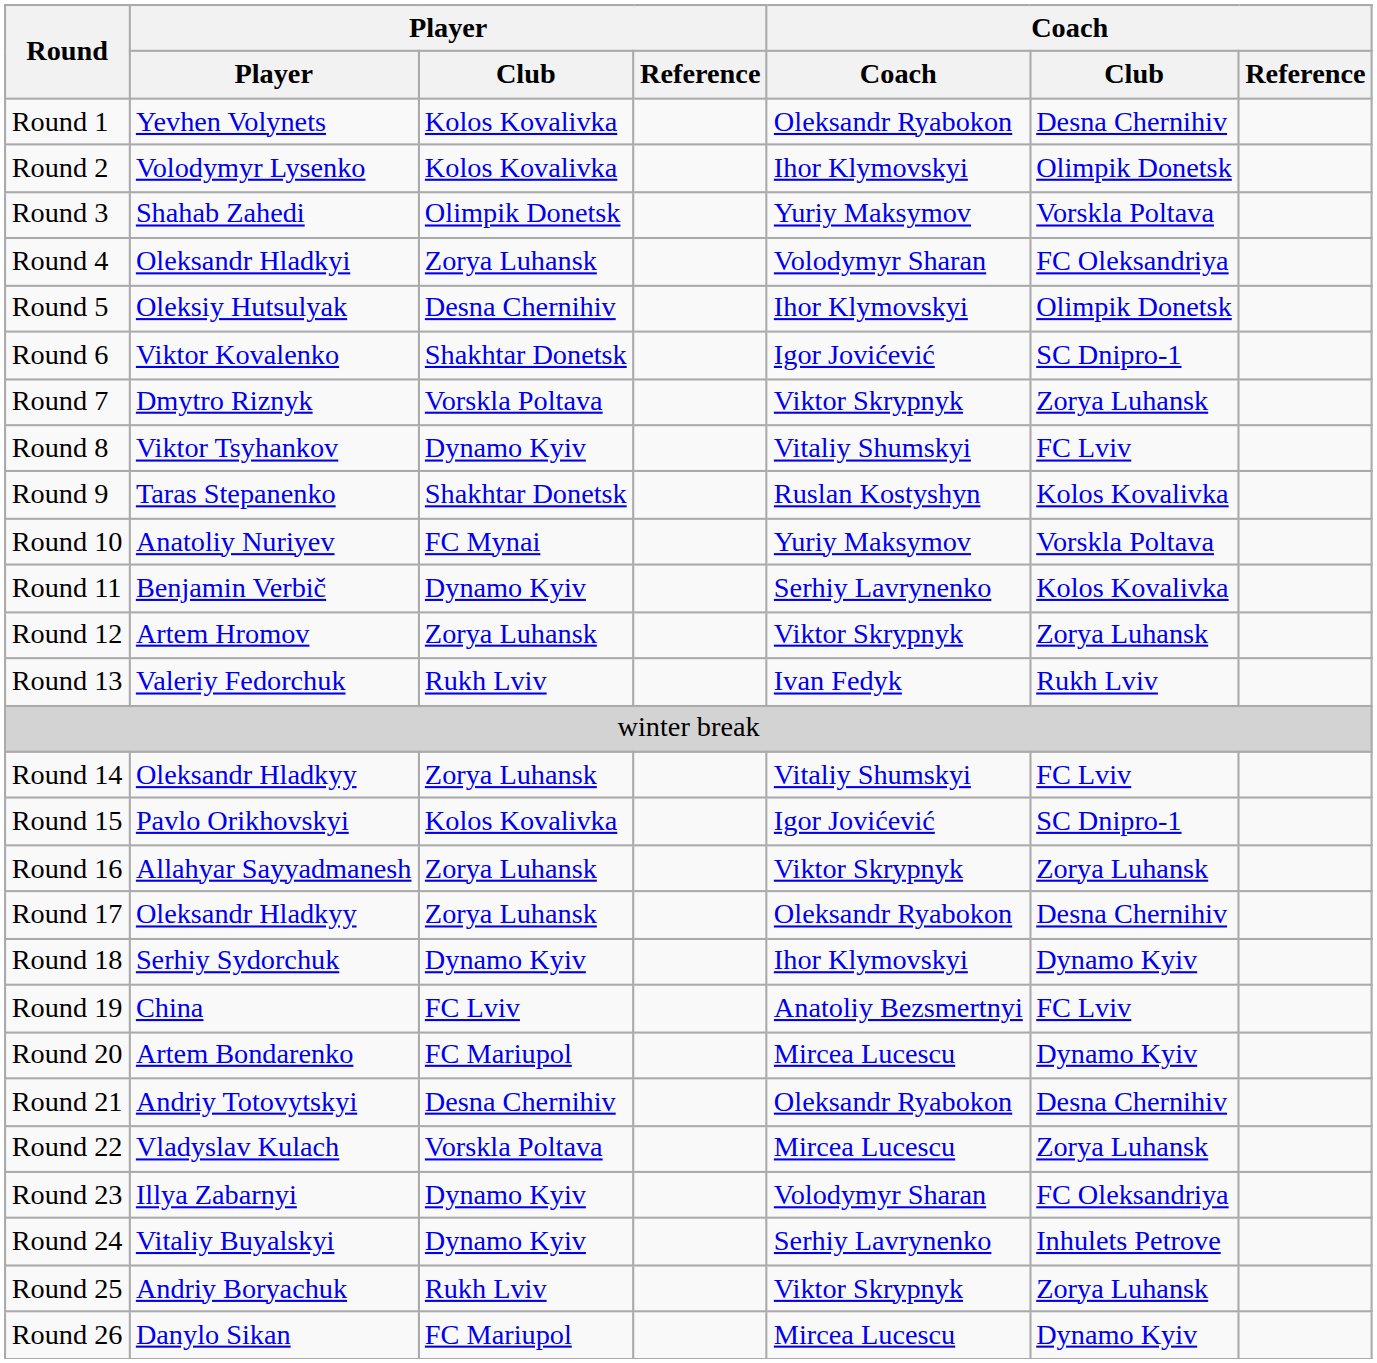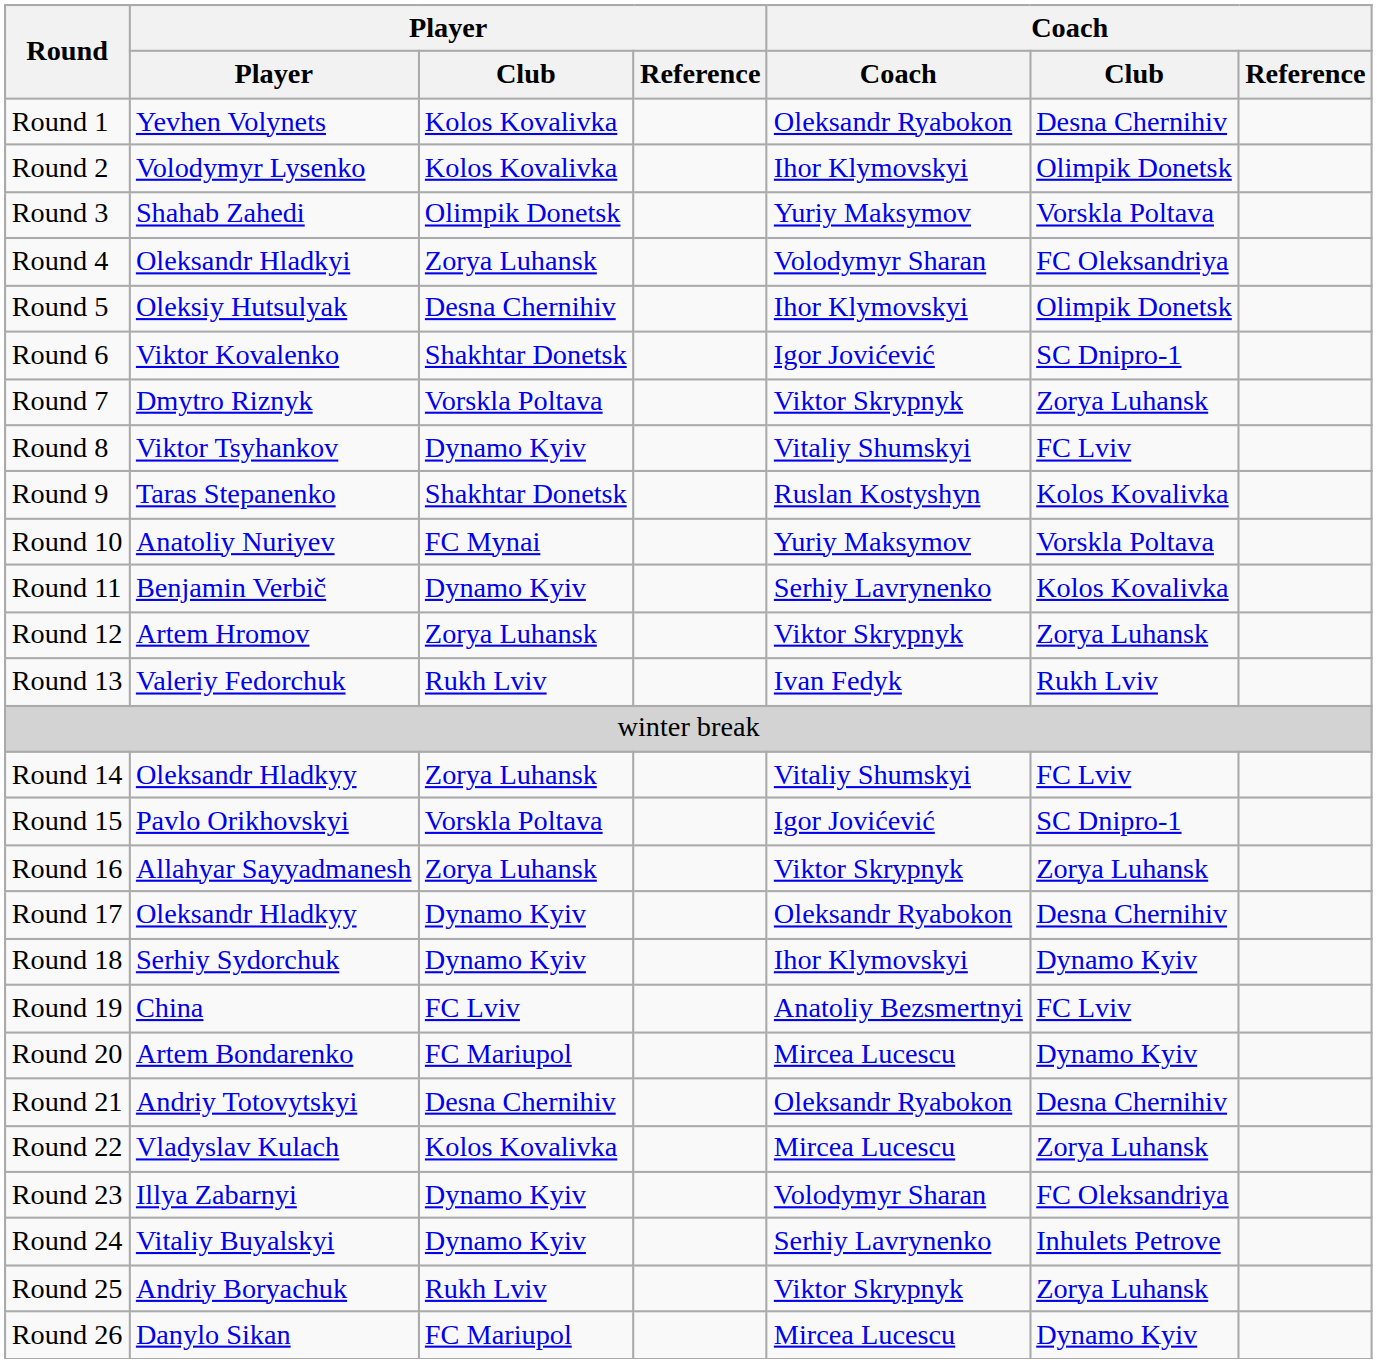(521, 820) Kolos Kovalivka -> (514, 820) Vorskla Poltava
(511, 914) Zorya Luhansk -> (505, 914) Dynamo Kyiv
(514, 1147) Vorskla Poltava -> (521, 1147) Kolos Kovalivka
